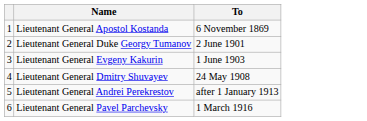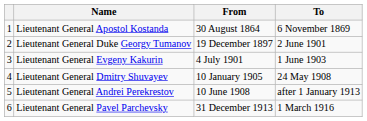+ column: (234, 12)
